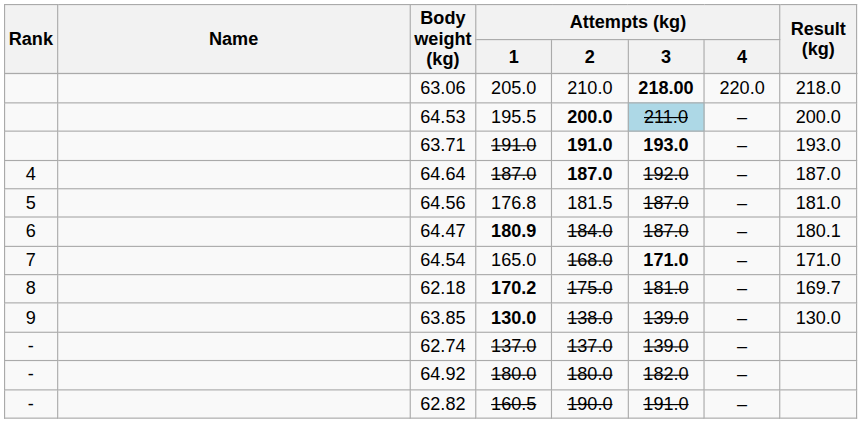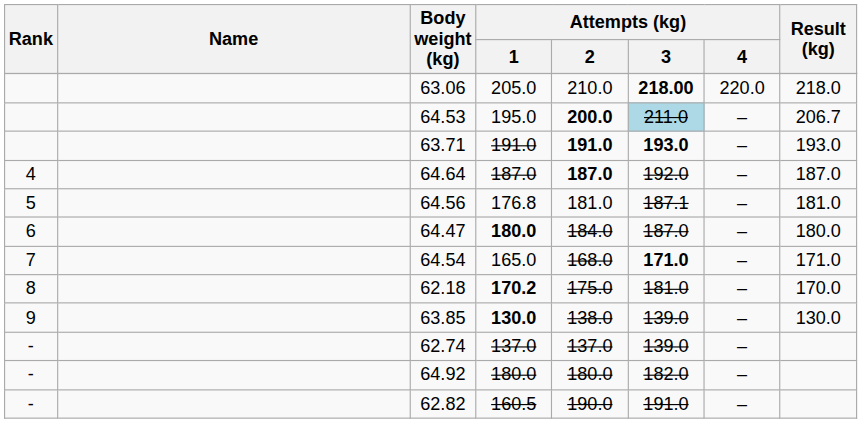(514, 116) 195.5 -> (514, 116) 195.0
(818, 116) 200.0 -> (818, 116) 206.7
(590, 202) 181.5 -> (590, 202) 181.0
(666, 202) 187.0 -> (666, 202) 187.1
(514, 231) 180.9 -> (514, 231) 180.0
(818, 231) 180.1 -> (818, 231) 180.0
(818, 288) 169.7 -> (818, 288) 170.0
